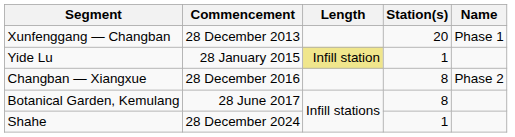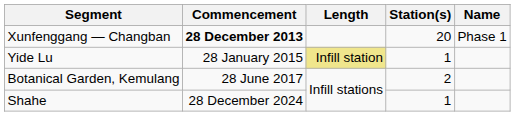(243, 36) normal -> (244, 36) bold
- row: (77, 79)
(444, 100) 8 -> (447, 79) 2
